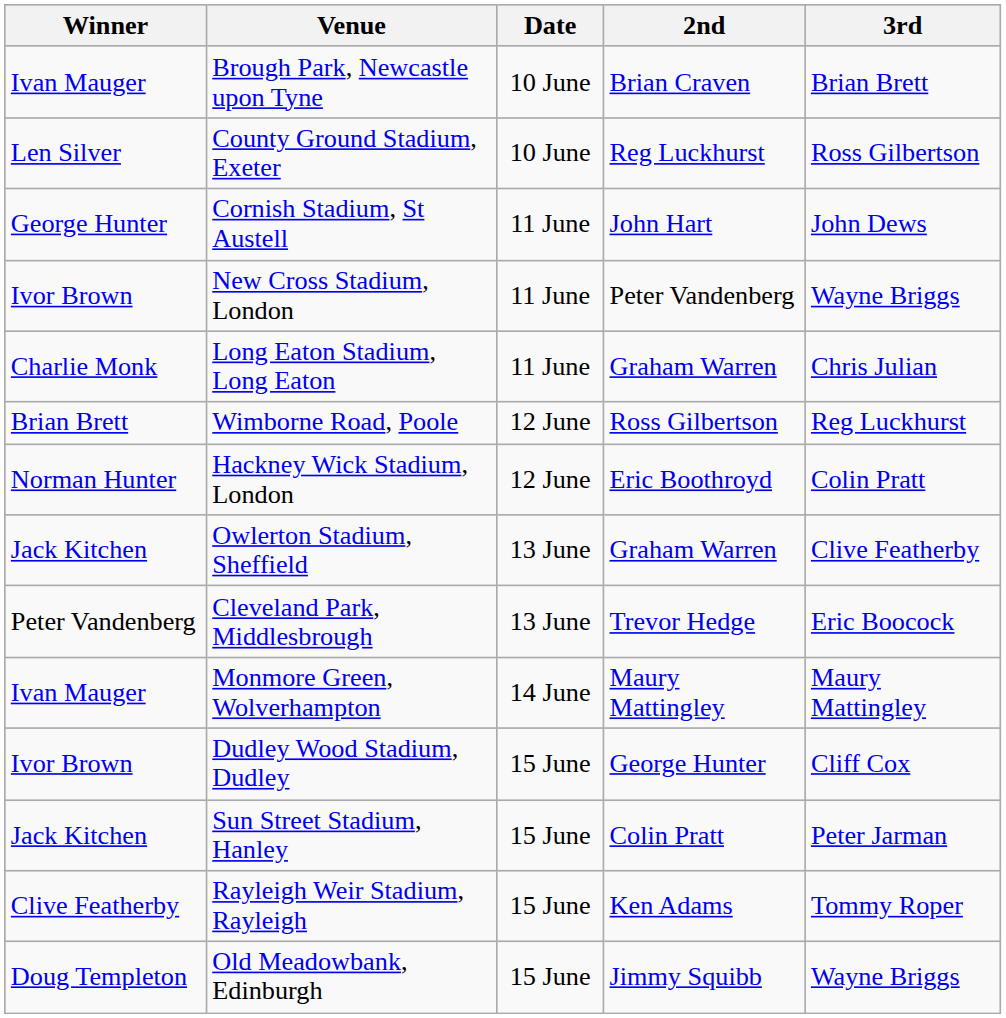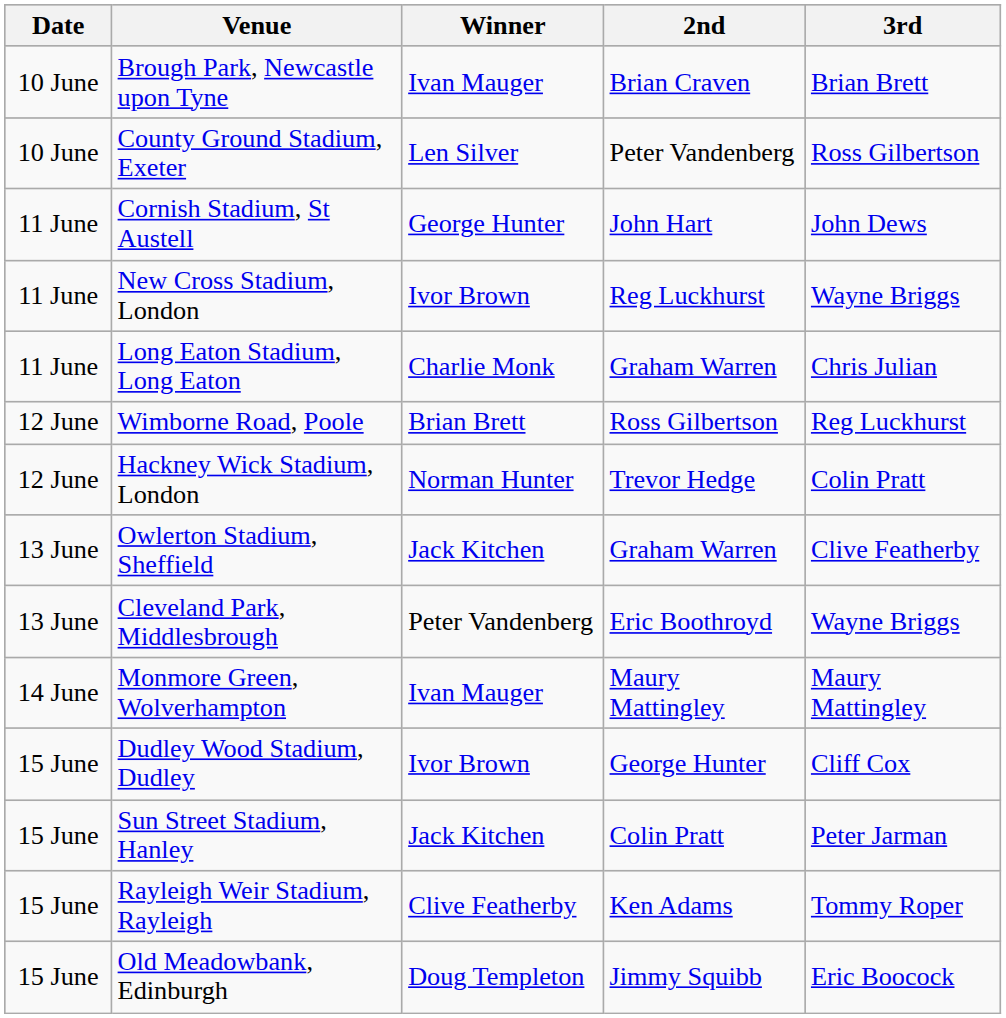columns swapped: (550, 25) <-> (106, 25)
(687, 152) Reg Luckhurst -> (702, 152) Peter Vandenberg
(702, 295) Peter Vandenberg -> (687, 295) Reg Luckhurst
(691, 478) Eric Boothroyd -> (682, 478) Trevor Hedge
(682, 621) Trevor Hedge -> (691, 621) Eric Boothroyd
(883, 621) Eric Boocock -> (885, 621) Wayne Briggs
(885, 976) Wayne Briggs -> (883, 976) Eric Boocock
